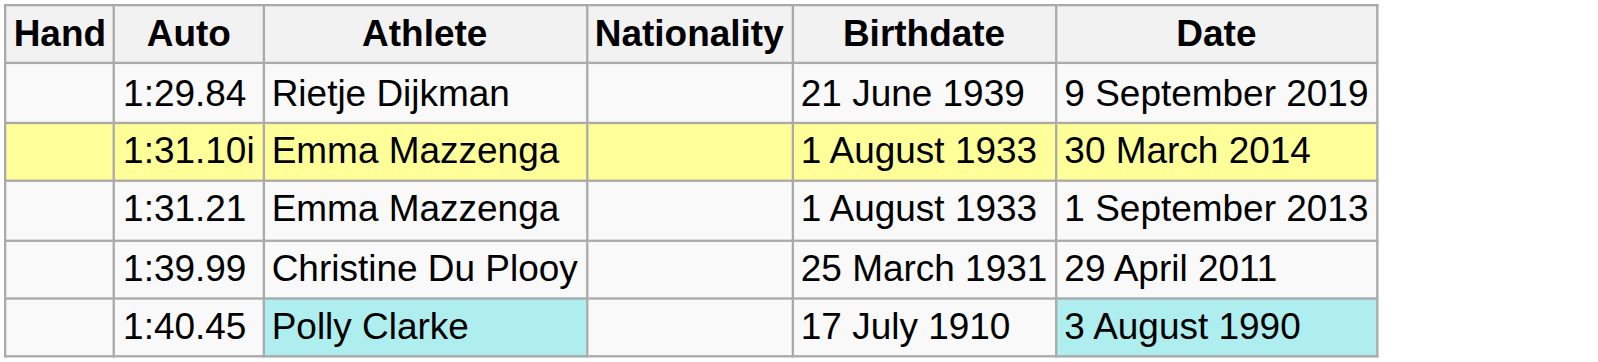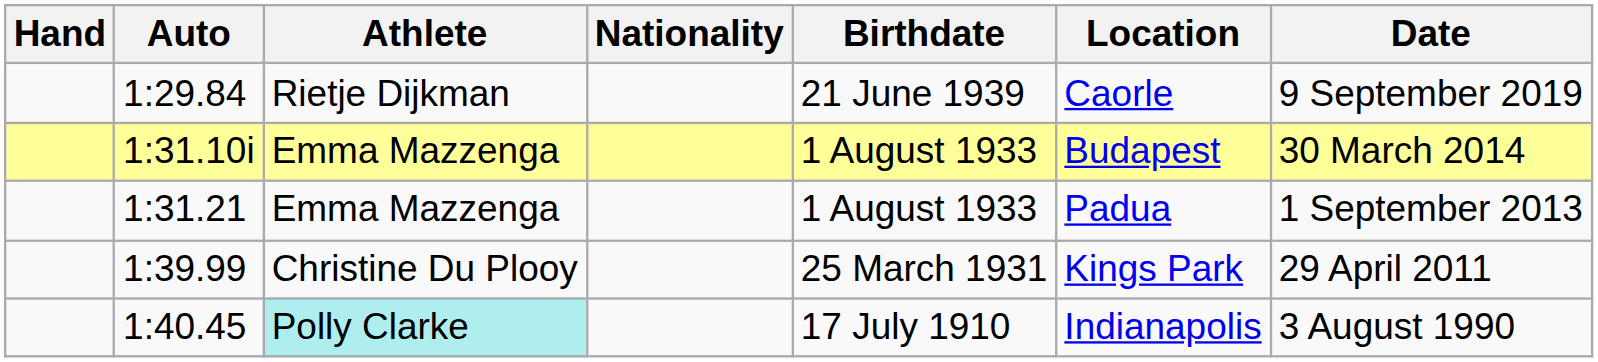+ column: (1163, 33)
(1183, 326) paleturquoise background -> (1397, 326) no background
